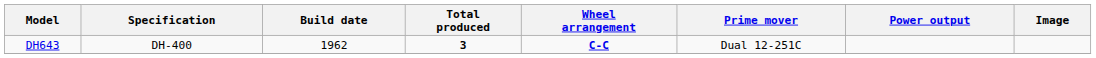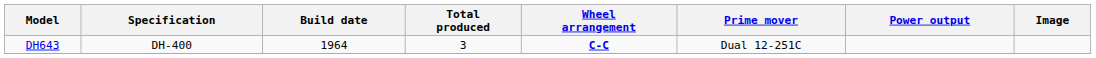(334, 45) 1962 -> (334, 45) 1964
(463, 45) bold -> (463, 45) normal
